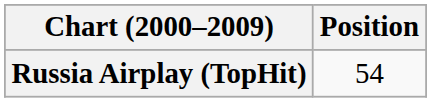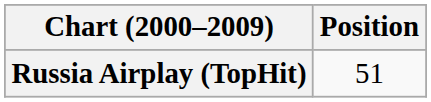(369, 73) 54 -> (369, 73) 51
